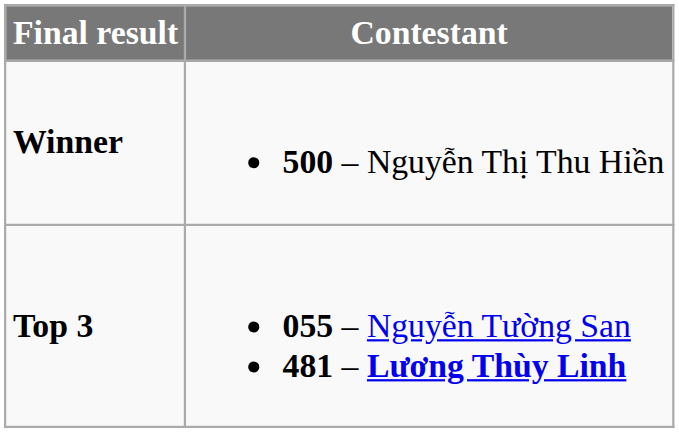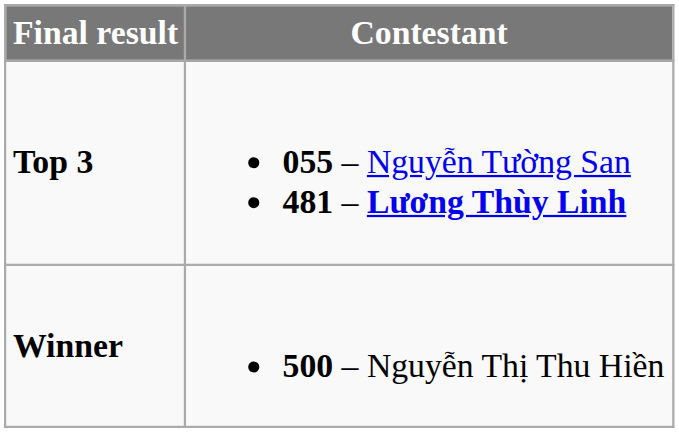rows swapped: (68, 141) <-> (53, 324)
